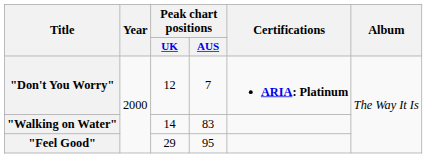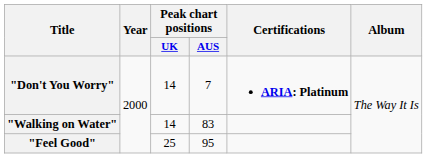(170, 85) 12 -> (170, 85) 14
(170, 143) 29 -> (170, 143) 25
